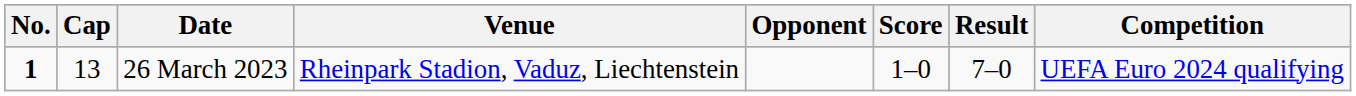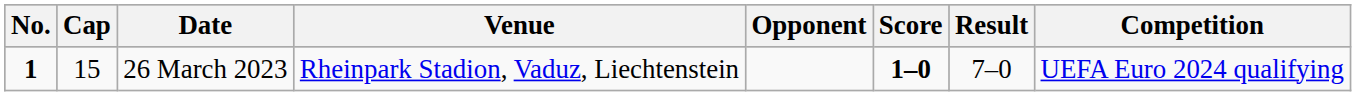(87, 68) 13 -> (87, 68) 15
(911, 68) normal -> (911, 68) bold
